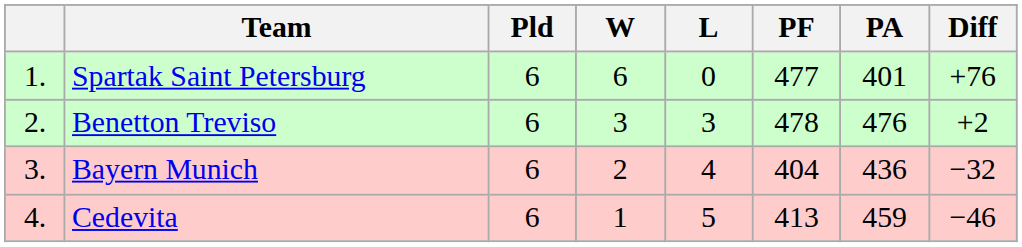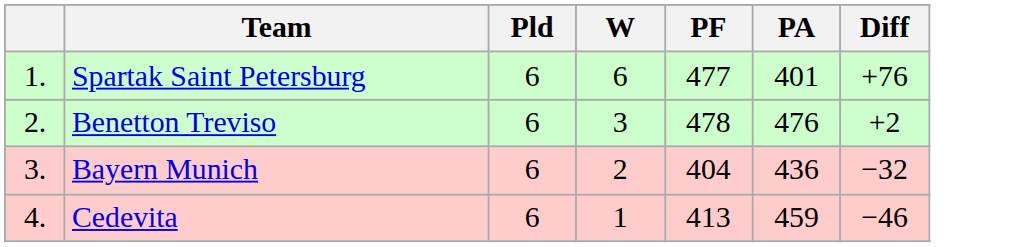- column: (708, 28)
